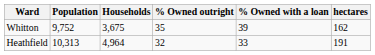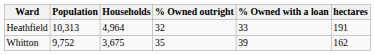rows swapped: (23, 27) <-> (27, 43)
